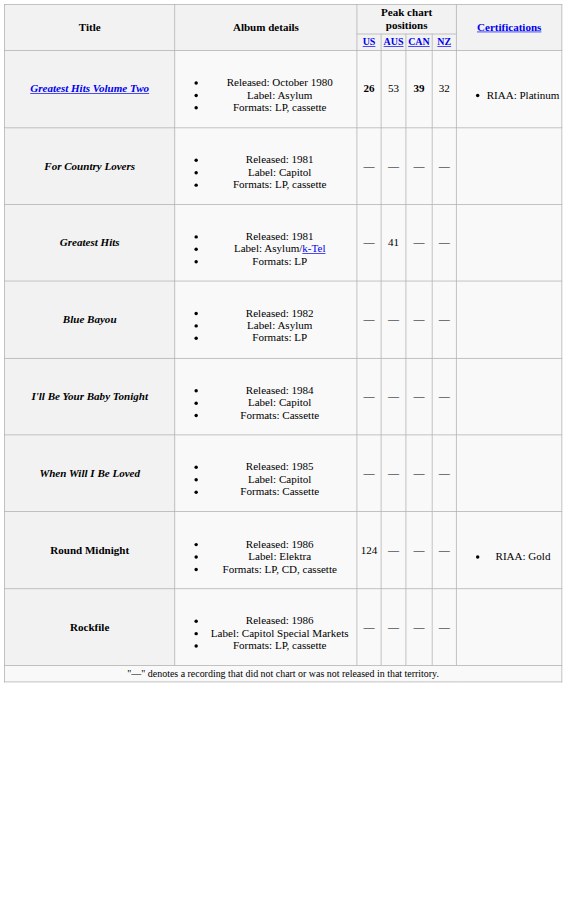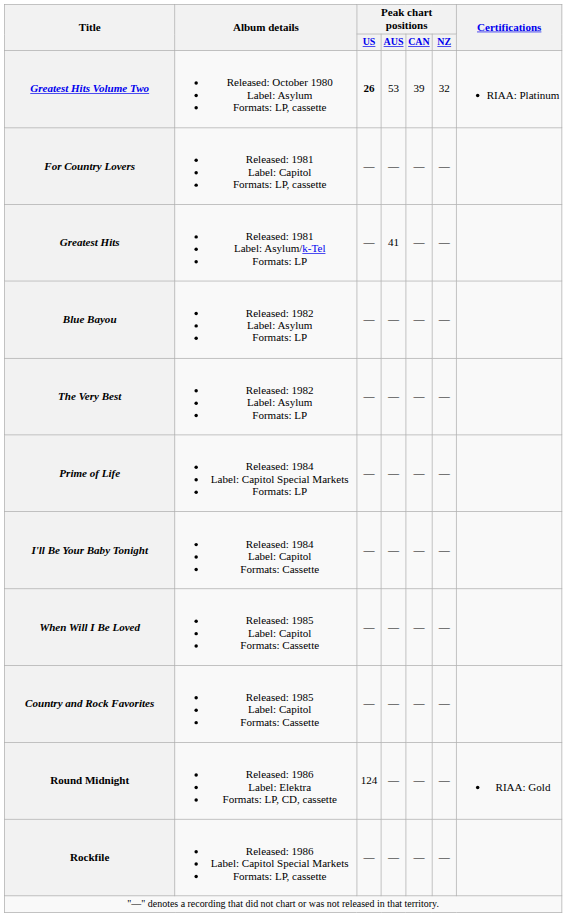(419, 89) bold -> (419, 89) normal
+ row: (90, 396)
+ row: (90, 473)
+ row: (90, 704)
